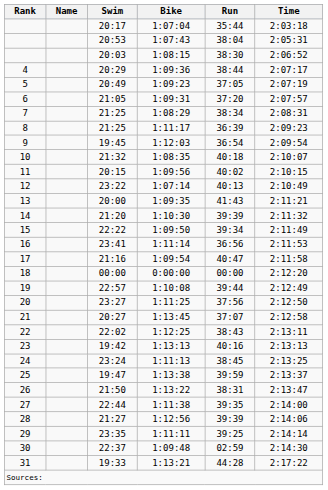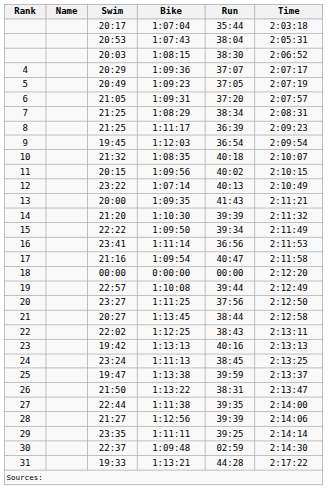(230, 70) 38:44 -> (230, 70) 37:07
(230, 318) 37:07 -> (230, 318) 38:44
